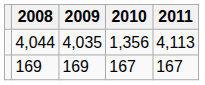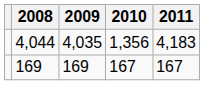(176, 42) 4,113 -> (176, 42) 4,183
